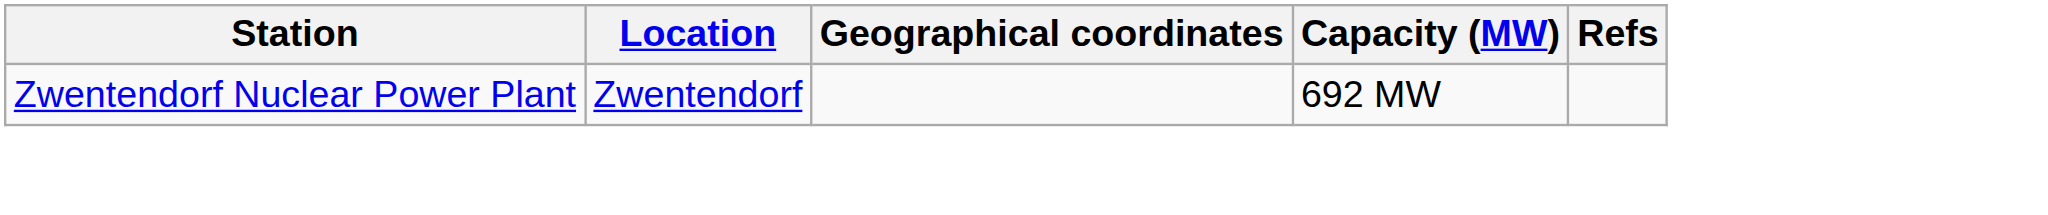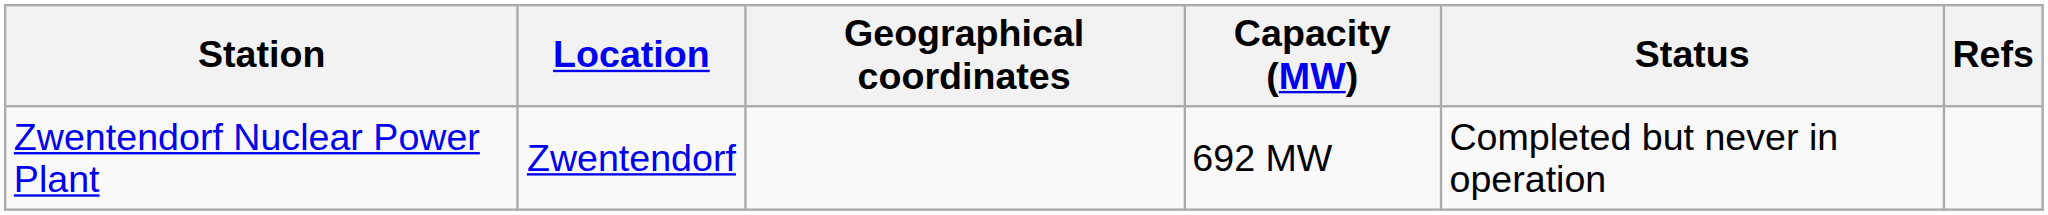+ column: (1692, 55)
